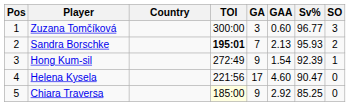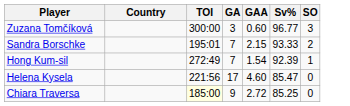- column: (16, 12)
(229, 45) bold -> (205, 45) normal
(281, 45) 2.13 -> (256, 45) 2.15
(310, 45) 95.93 -> (285, 45) 93.33
(257, 61) 9 -> (233, 61) 7
(310, 77) 90.47 -> (285, 77) 85.47
(281, 93) 2.92 -> (256, 93) 2.72
